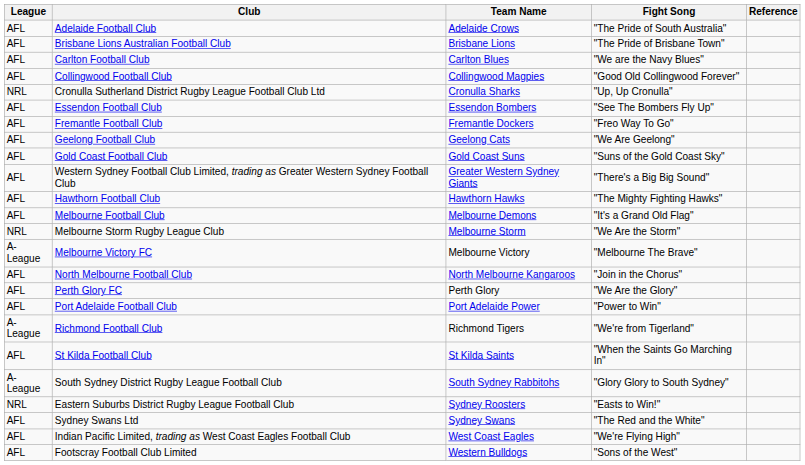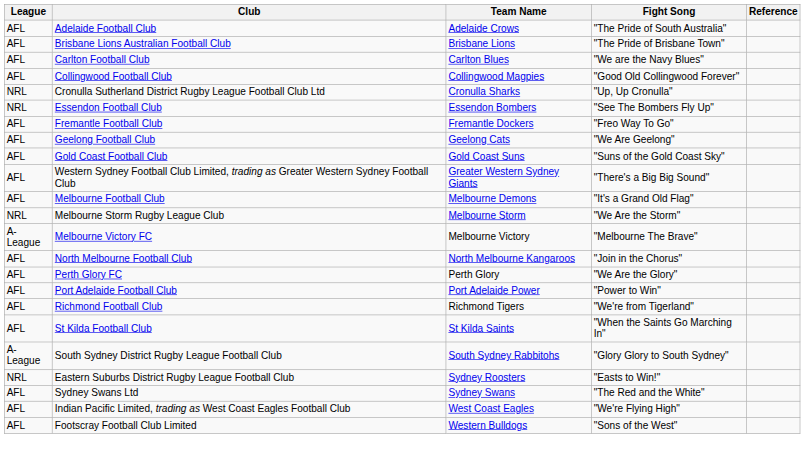(16, 108) AFL -> (17, 108) NRL
- row: (107, 199)
(23, 328) A-League -> (16, 306) AFL
